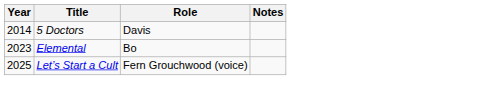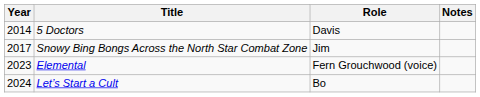+ row: (172, 48)
(130, 48) Bo -> (375, 65) Fern Grouchwood (voice)
(19, 65) 2025 -> (19, 83) 2024
(185, 65) Fern Grouchwood (voice) -> (319, 83) Bo
